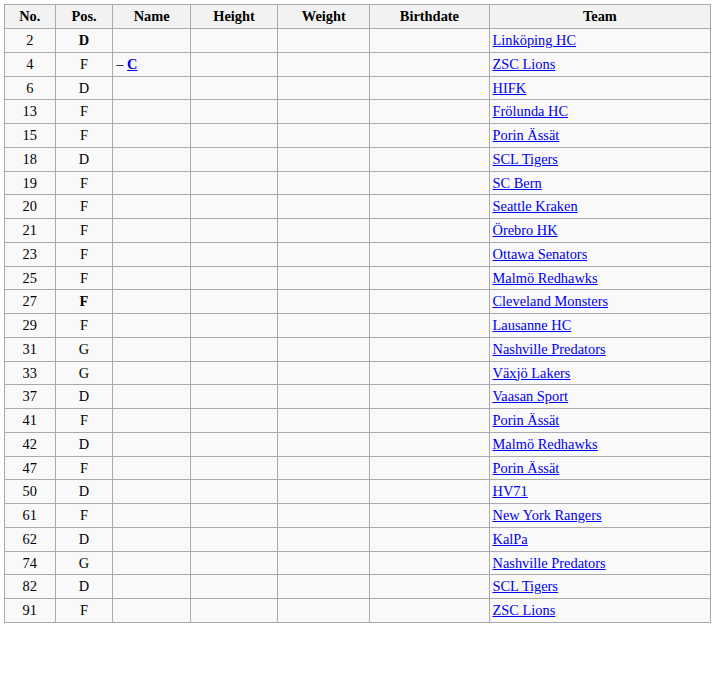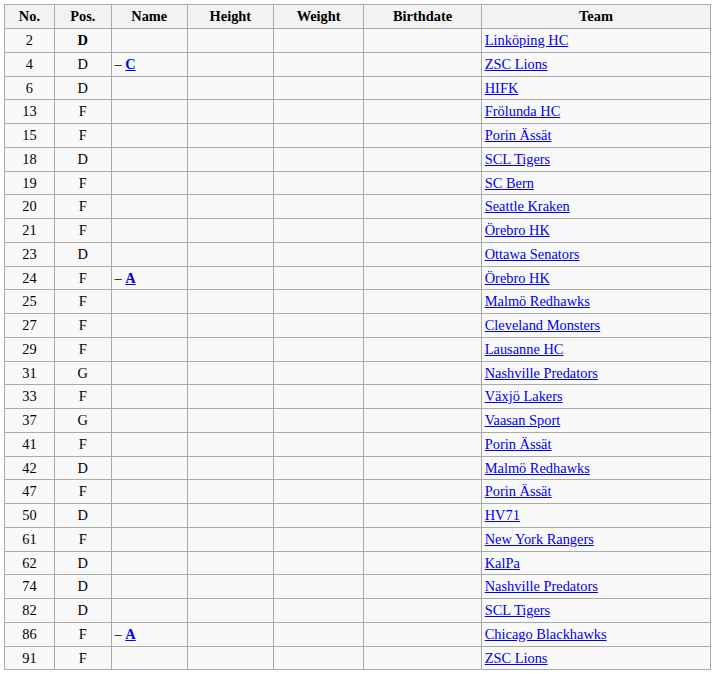(84, 64) F -> (83, 64) D
(84, 254) F -> (83, 254) D
+ row: (29, 278)
(84, 301) bold -> (83, 325) normal
(84, 373) G -> (83, 396) F
(84, 396) D -> (83, 420) G
(84, 563) G -> (83, 586) D
+ row: (29, 634)
